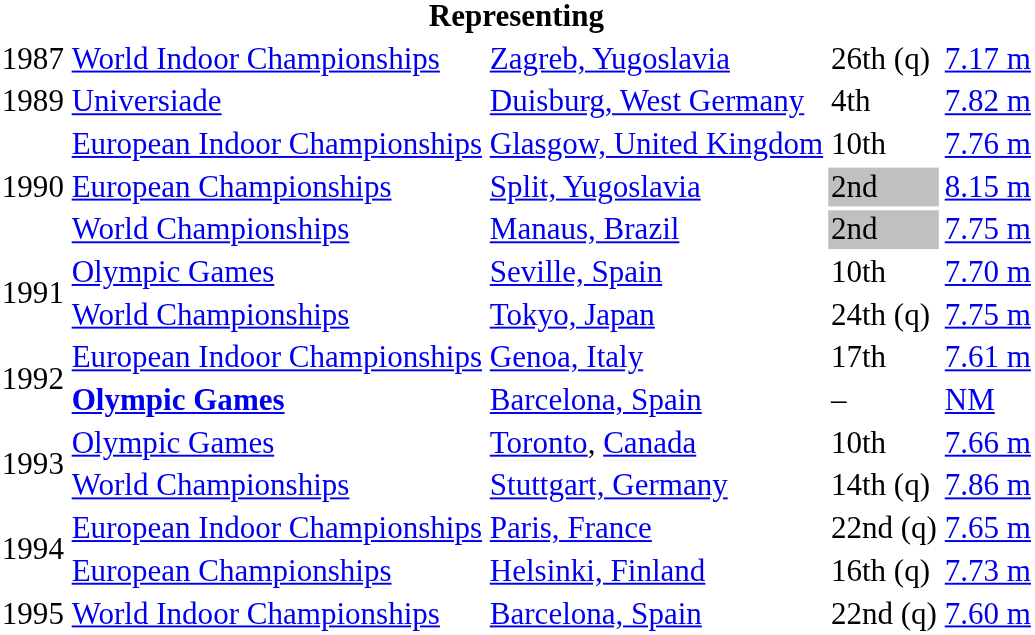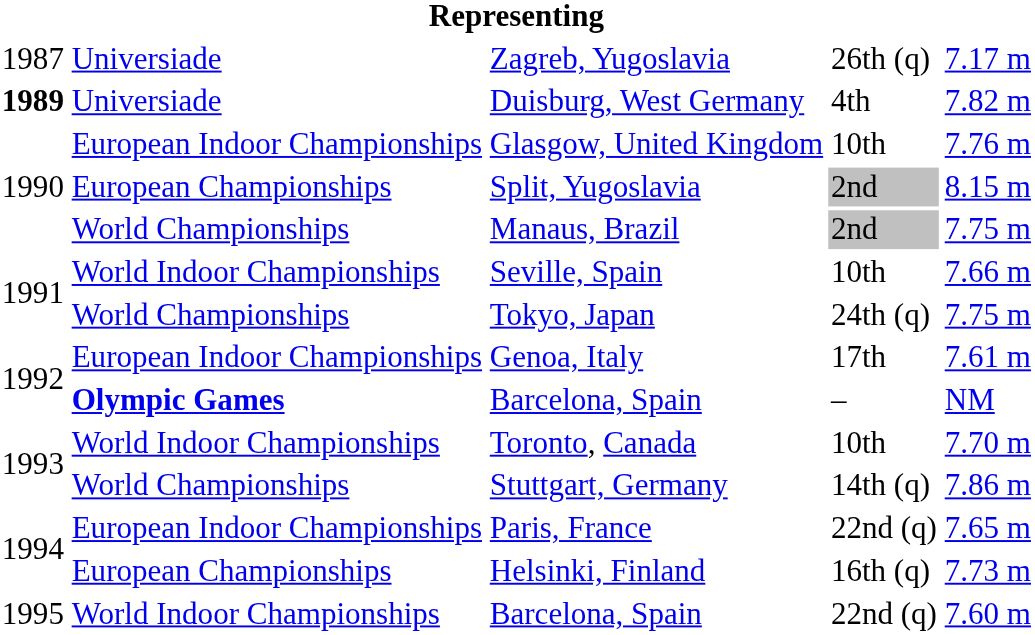(256, 58) World Indoor Championships -> (147, 58) Universiade
(33, 101) normal -> (33, 101) bold
(173, 271) Olympic Games -> (256, 271) World Indoor Championships
(988, 271) 7.70 m -> (988, 271) 7.66 m
(173, 442) Olympic Games -> (256, 442) World Indoor Championships
(988, 442) 7.66 m -> (988, 442) 7.70 m
